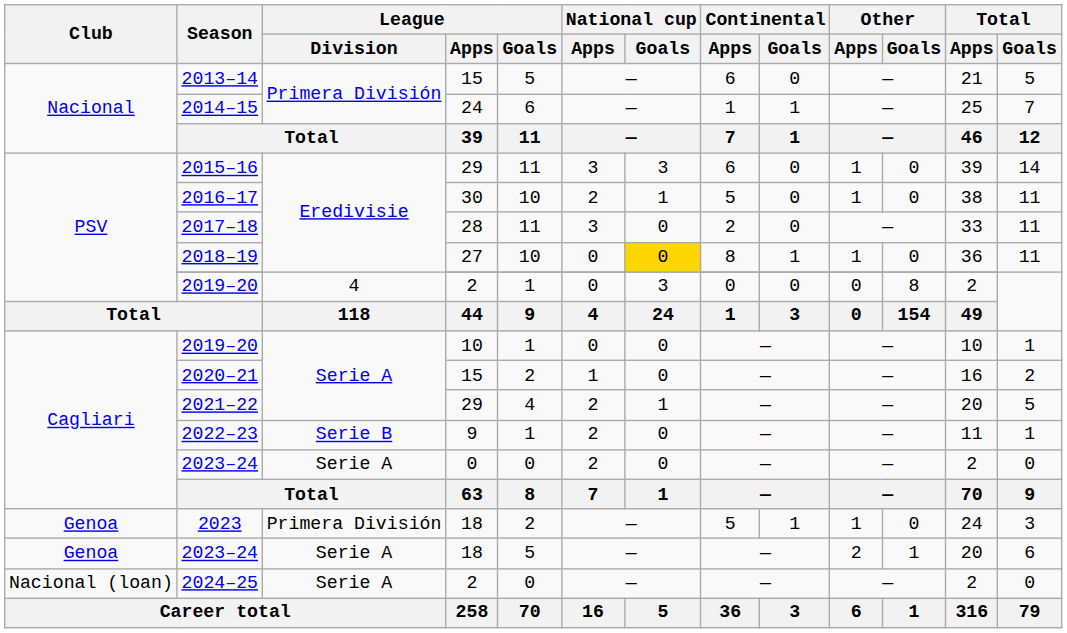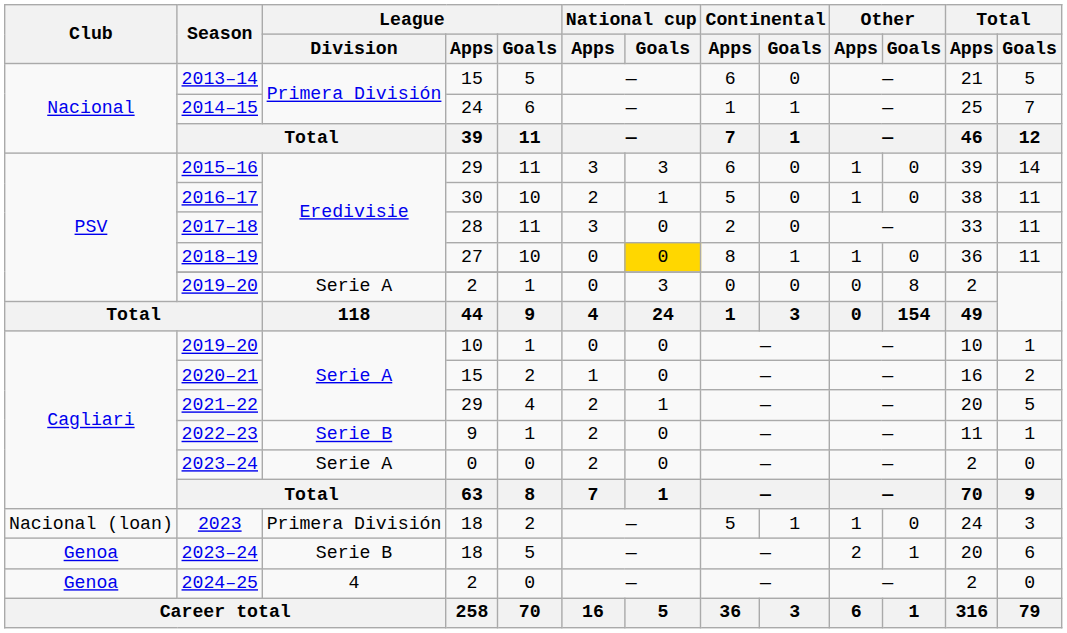(354, 286) 4 -> (354, 286) Serie A
(91, 524) Genoa -> (91, 524) Nacional (loan)
(354, 553) Serie A -> (354, 553) Serie B
(91, 583) Nacional (loan) -> (91, 583) Genoa
(354, 583) Serie A -> (354, 583) 4
